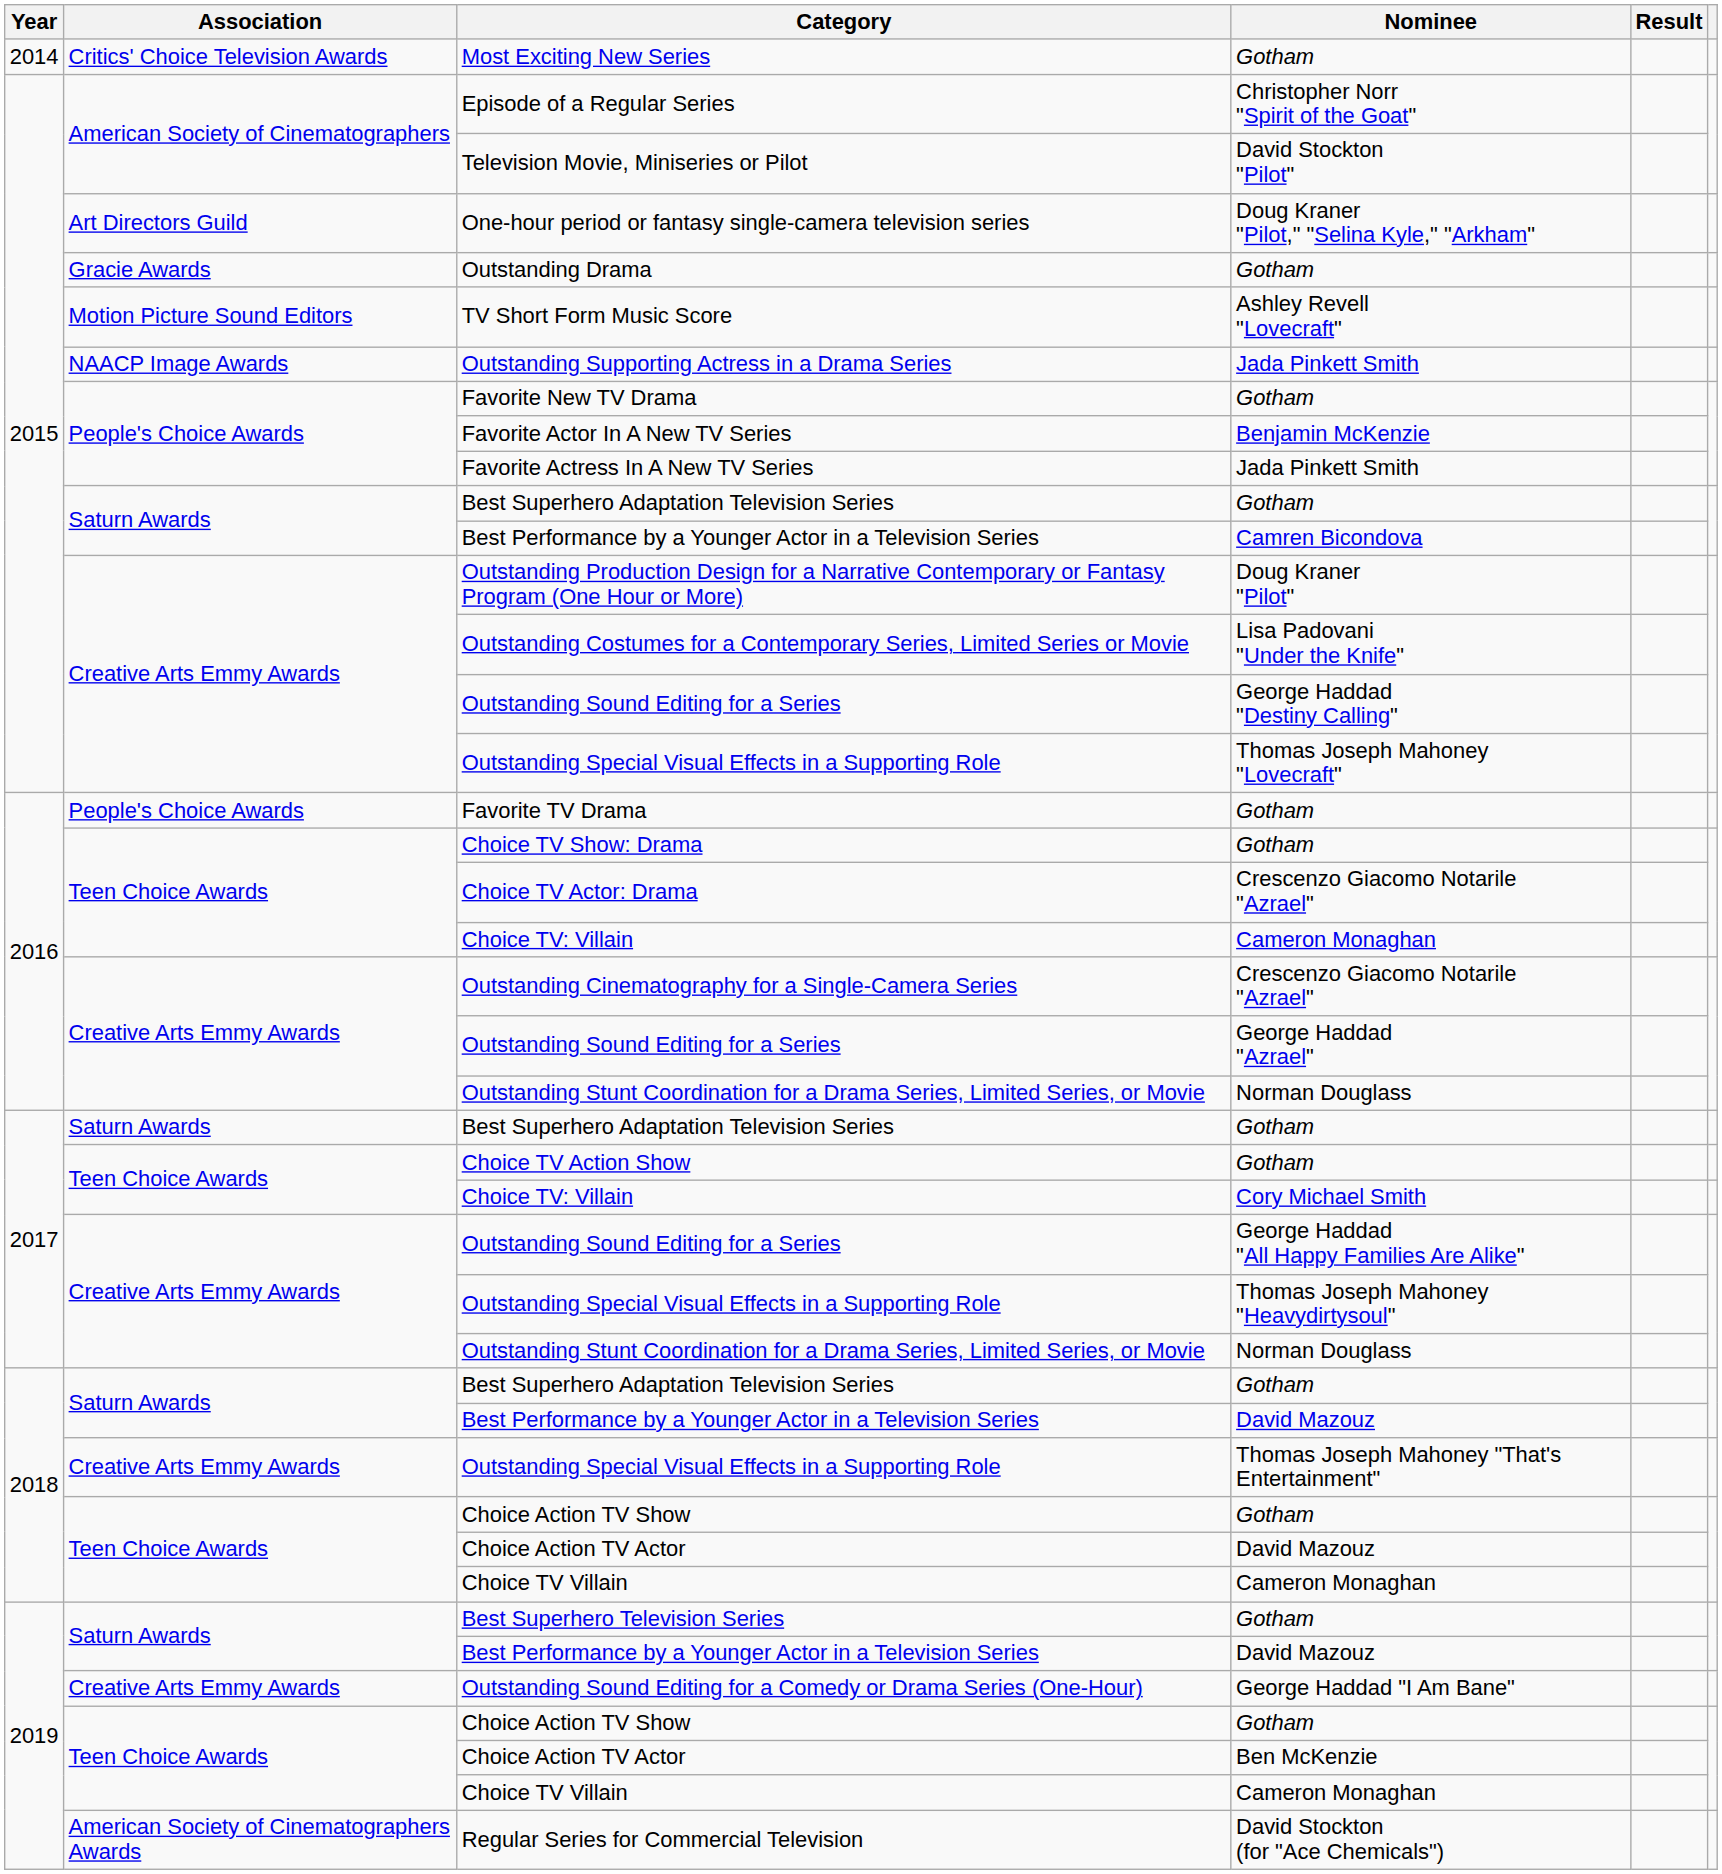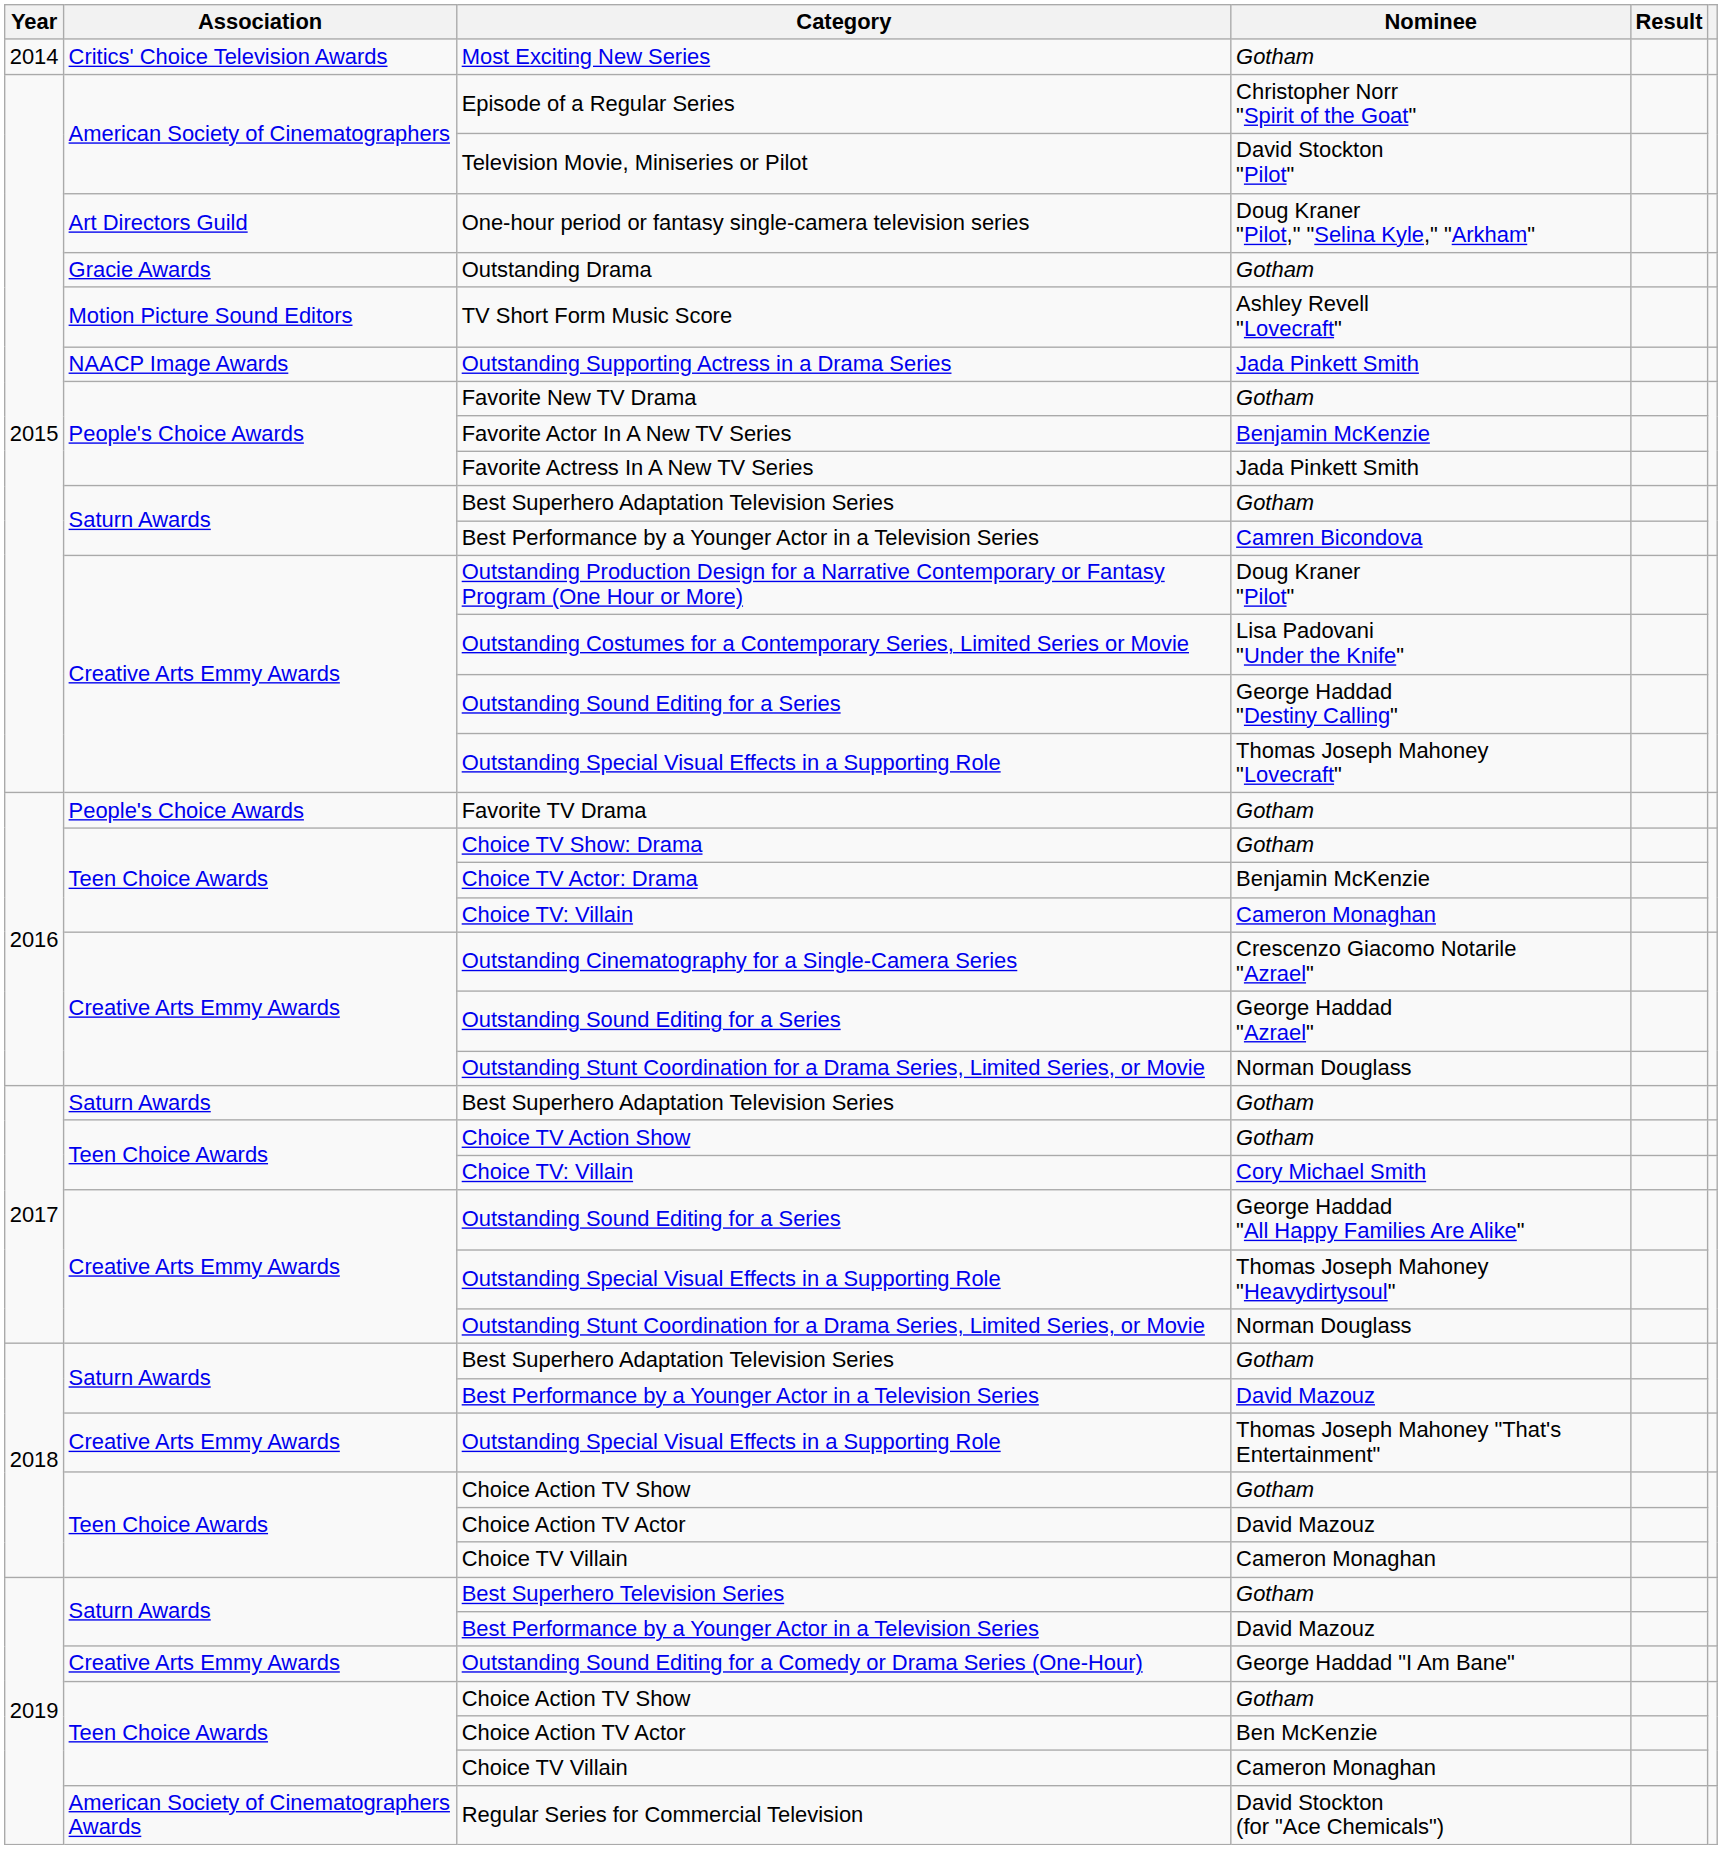(1376, 892) Crescenzo Giacomo Notarile "Azrael" -> (1333, 879) Benjamin McKenzie
